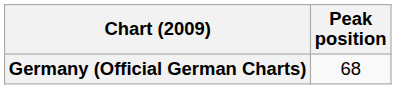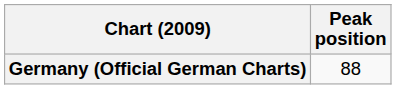(351, 68) 68 -> (351, 68) 88
